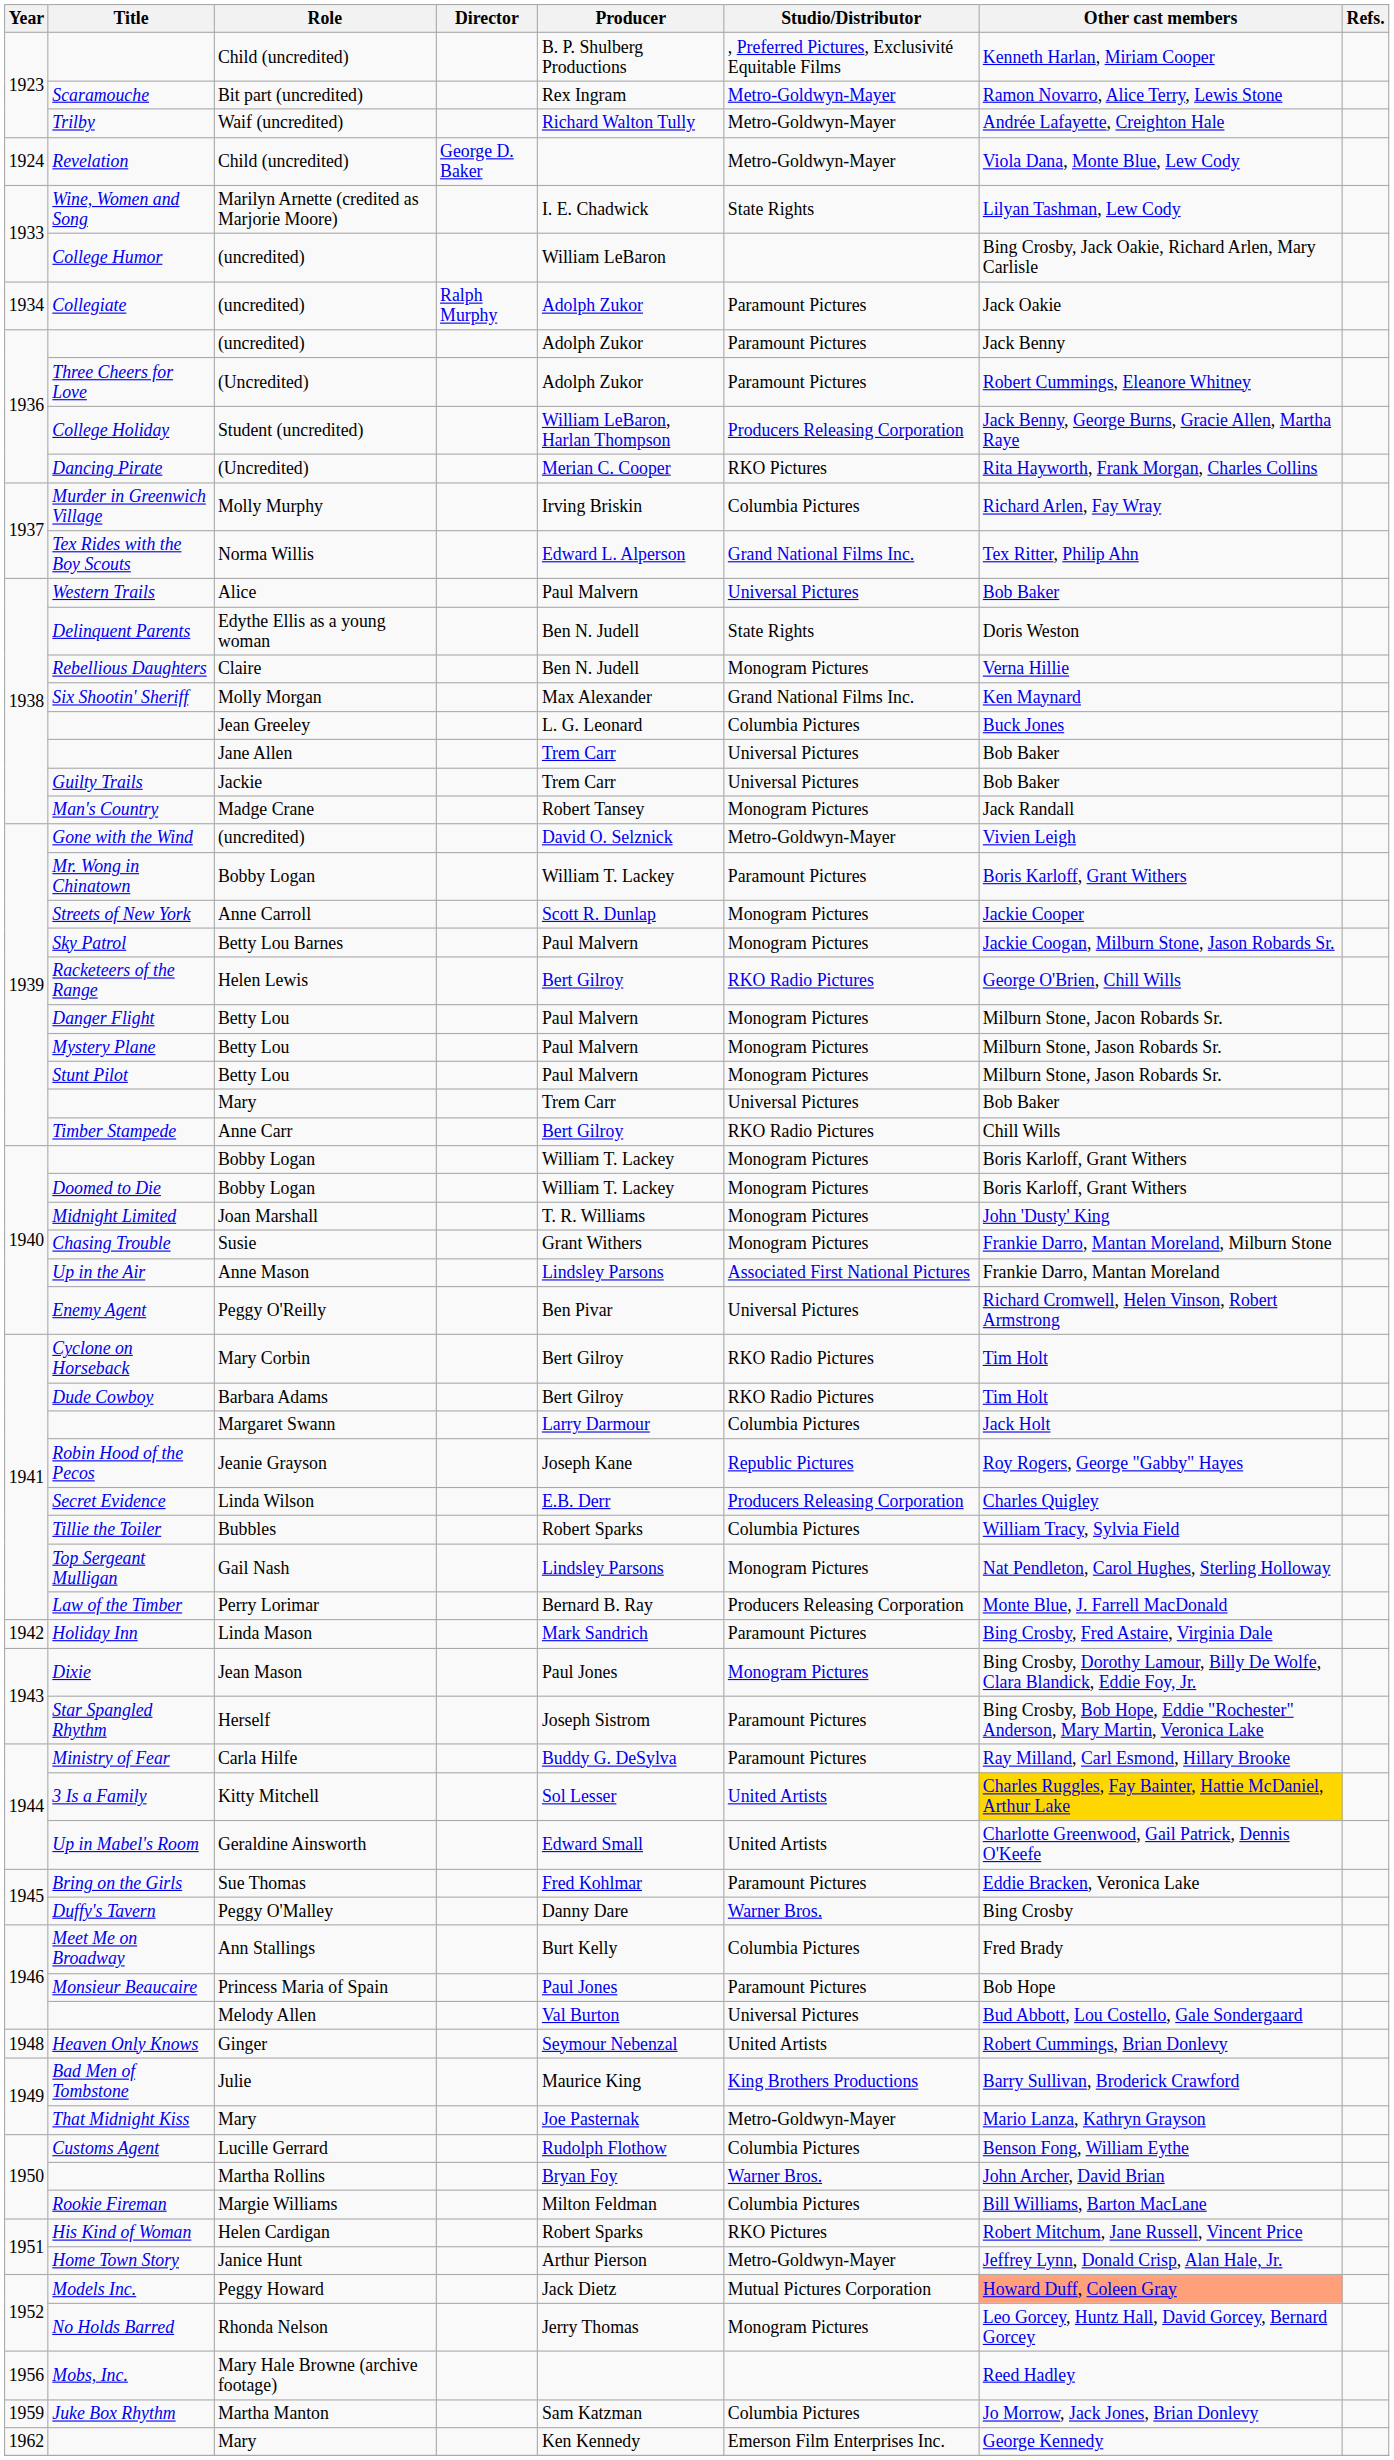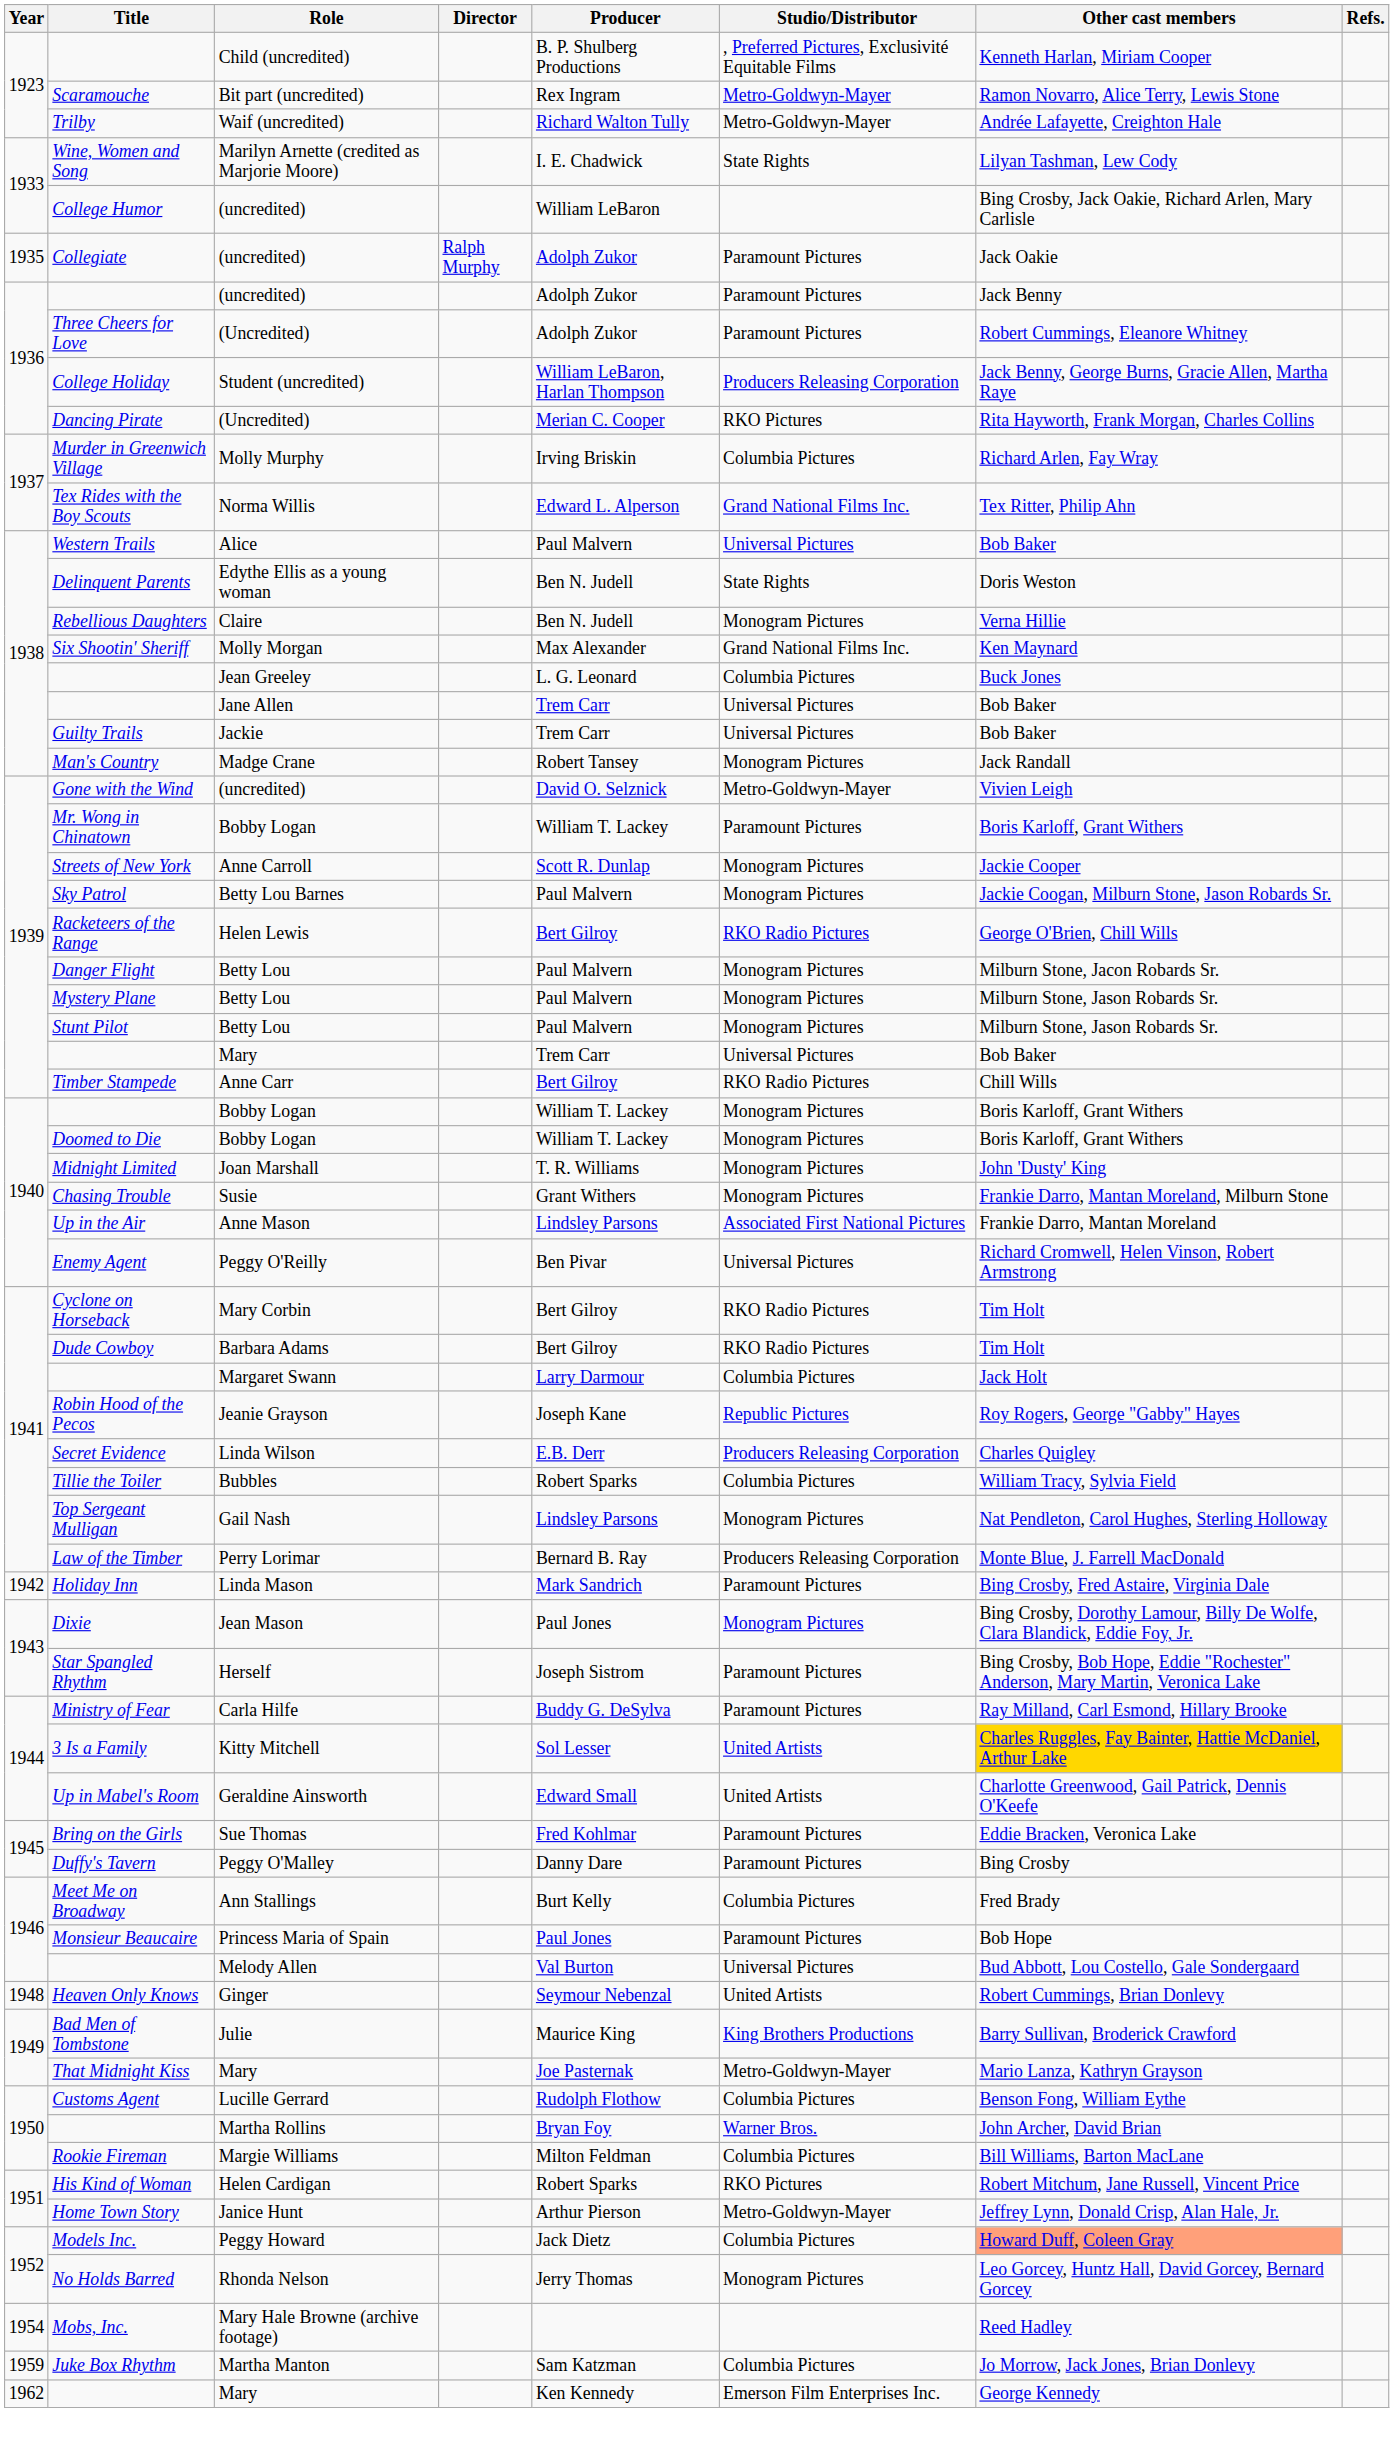- row: (90, 161)
(26, 305) 1934 -> (26, 257) 1935
(775, 1910) Warner Bros. -> (792, 1862) Paramount Pictures
(829, 2288) Mutual Pictures Corporation -> (789, 2240) Columbia Pictures
(26, 2375) 1956 -> (26, 2327) 1954
